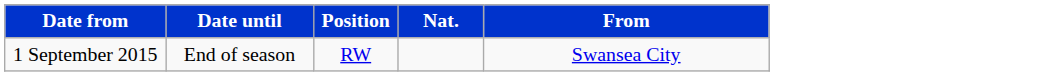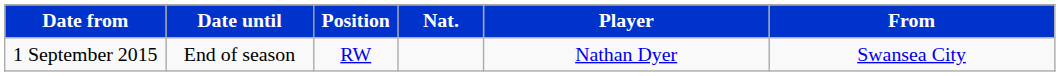+ column: (626, 21)
